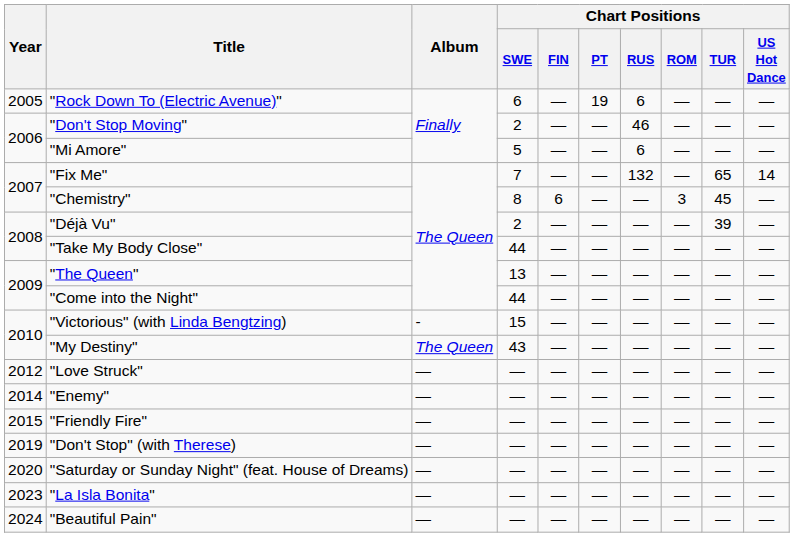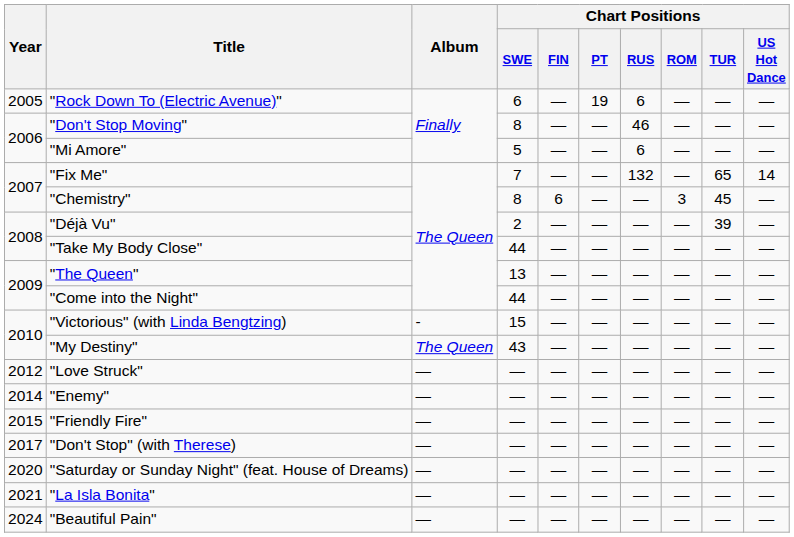(517, 125) 2 -> (517, 125) 8
(25, 445) 2019 -> (25, 445) 2017
(25, 494) 2023 -> (25, 494) 2021
